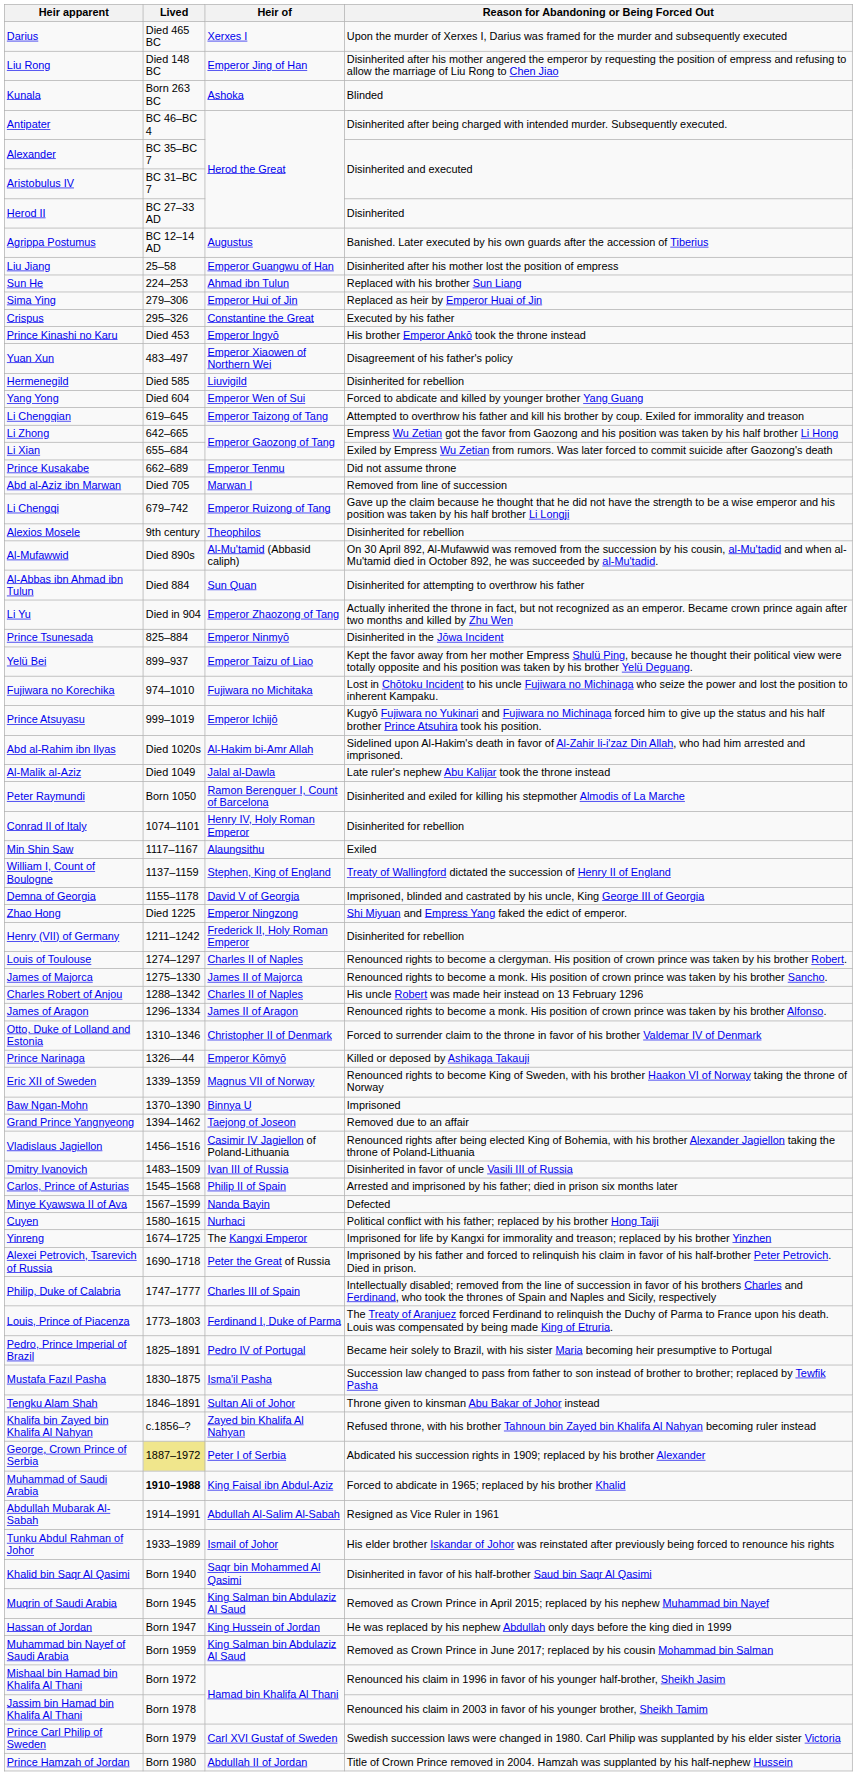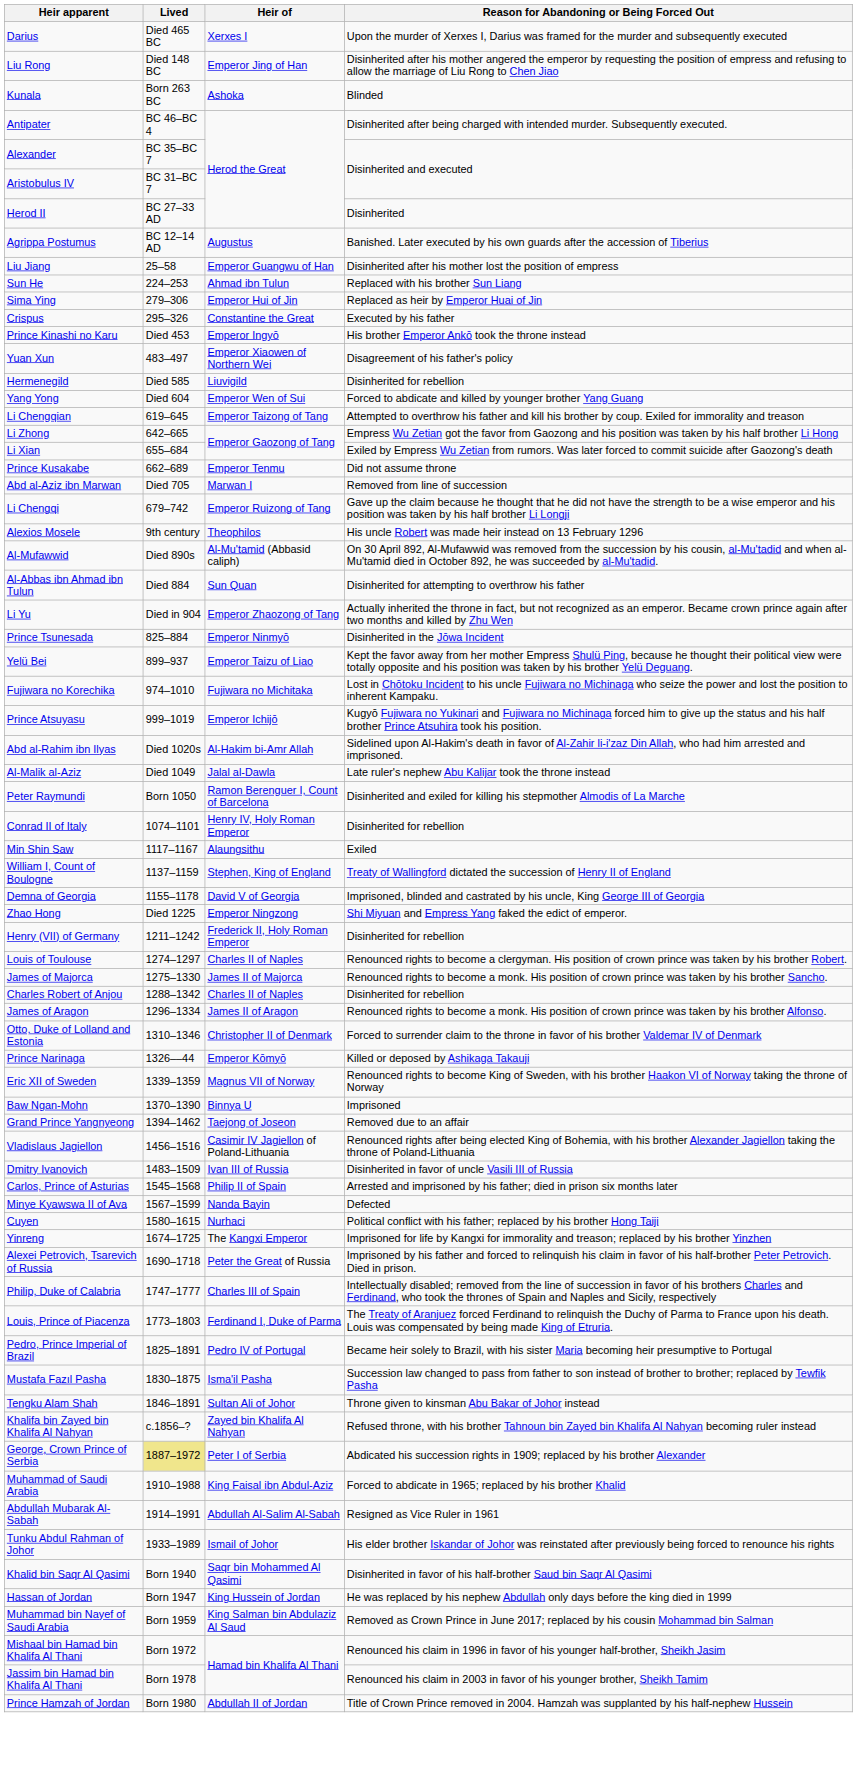(405, 532) Disinherited for rebellion -> (495, 532) His uncle Robert was made heir instead on 13 February 1296
(495, 994) His uncle Robert was made heir instead on 13 February 1296 -> (405, 994) Disinherited for rebellion
(173, 1485) bold -> (173, 1485) normal
- row: (62, 1603)
- row: (55, 1738)
